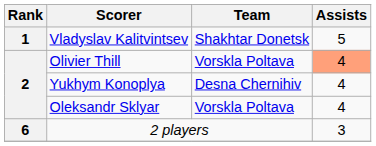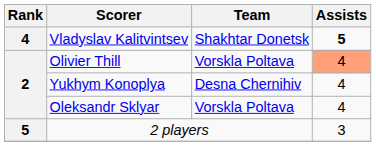(25, 38) 1 -> (25, 38) 4
(341, 38) normal -> (341, 38) bold
(25, 130) 6 -> (25, 130) 5
